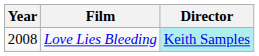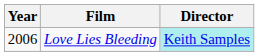(23, 39) 2008 -> (23, 39) 2006
